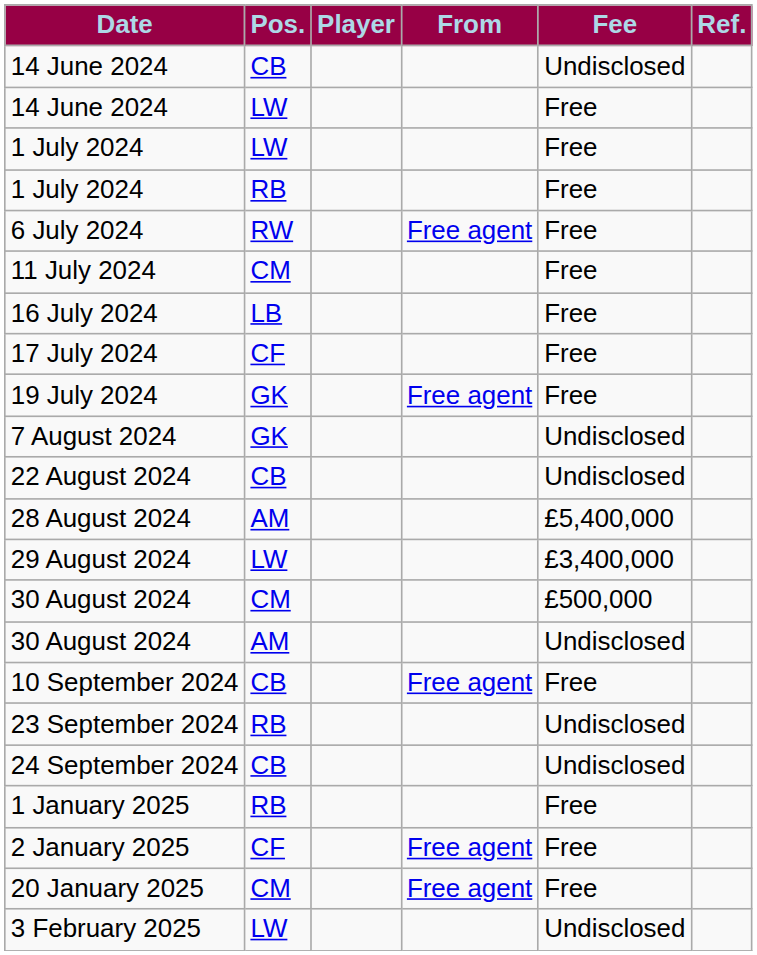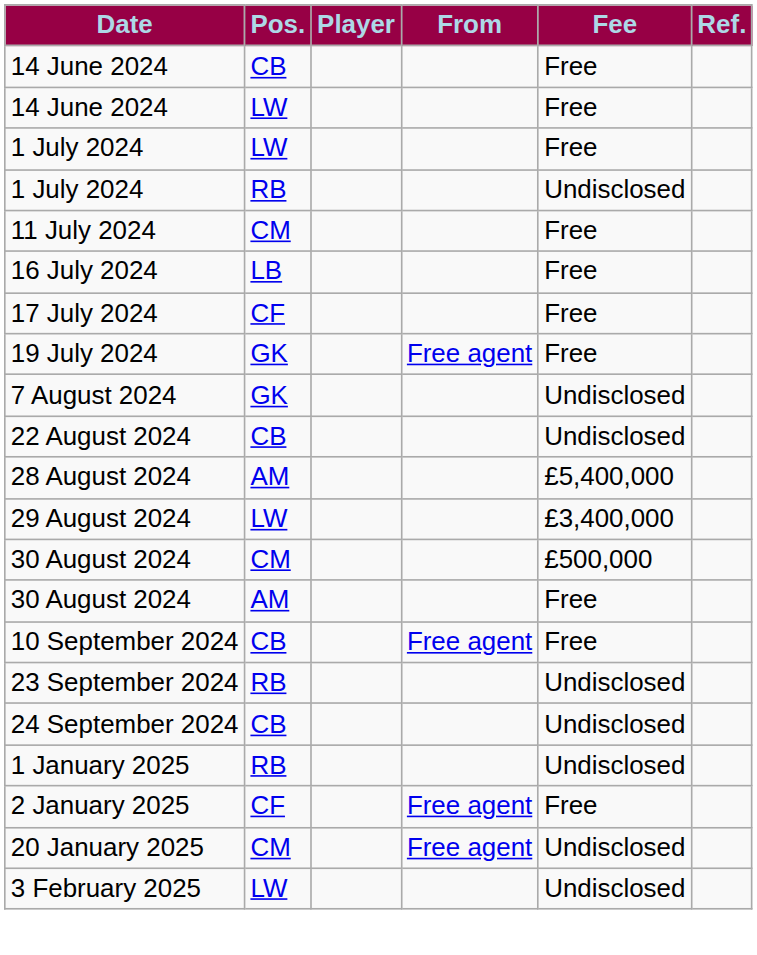(615, 66) Undisclosed -> (571, 66) Free
(571, 189) Free -> (615, 189) Undisclosed
- row: (77, 230)
(615, 641) Undisclosed -> (571, 600) Free
(571, 806) Free -> (615, 764) Undisclosed
(571, 888) Free -> (615, 847) Undisclosed
